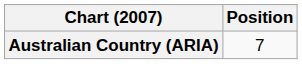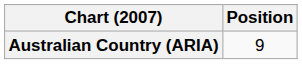(260, 44) 7 -> (260, 44) 9
